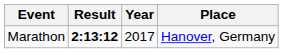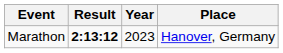(140, 36) 2017 -> (140, 36) 2023
